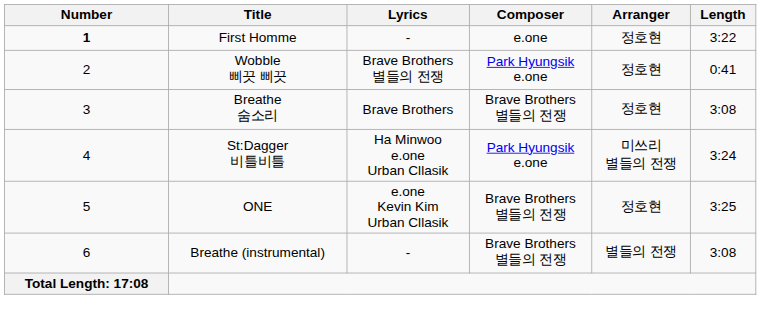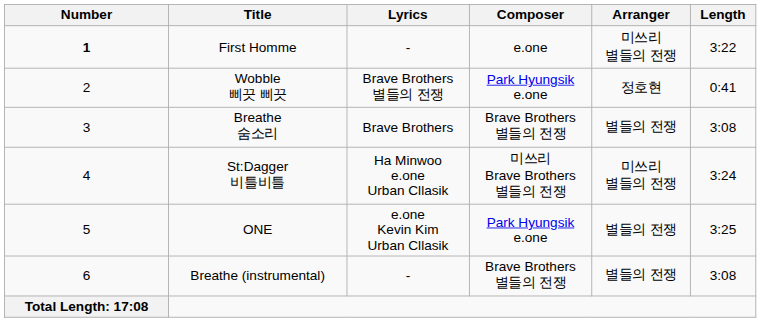(641, 37) 정호현 -> (641, 46) 미쓰리 별들의 전쟁
(641, 108) 정호현 -> (641, 126) 별들의 전쟁
(530, 155) Park Hyungsik e.one -> (530, 175) 미쓰리 Brave Brothers 별들의 전쟁
(530, 206) Brave Brothers 별들의 전쟁 -> (530, 230) Park Hyungsik e.one
(641, 206) 정호현 -> (641, 229) 별들의 전쟁
